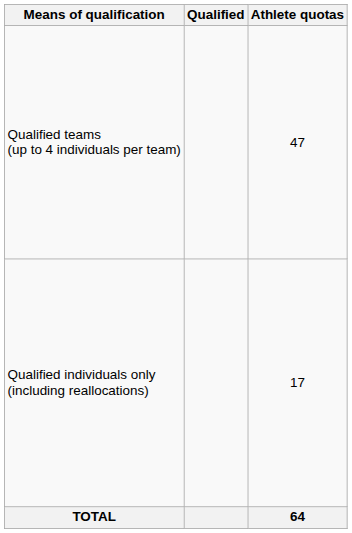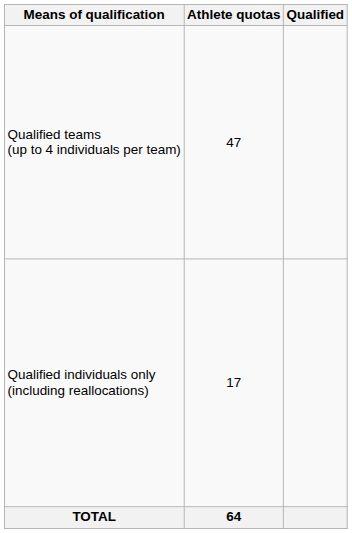columns swapped: (297, 15) <-> (216, 15)
